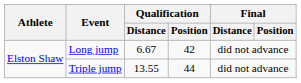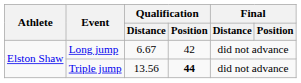(146, 68) 13.55 -> (146, 68) 13.56
(189, 68) normal -> (189, 68) bold
